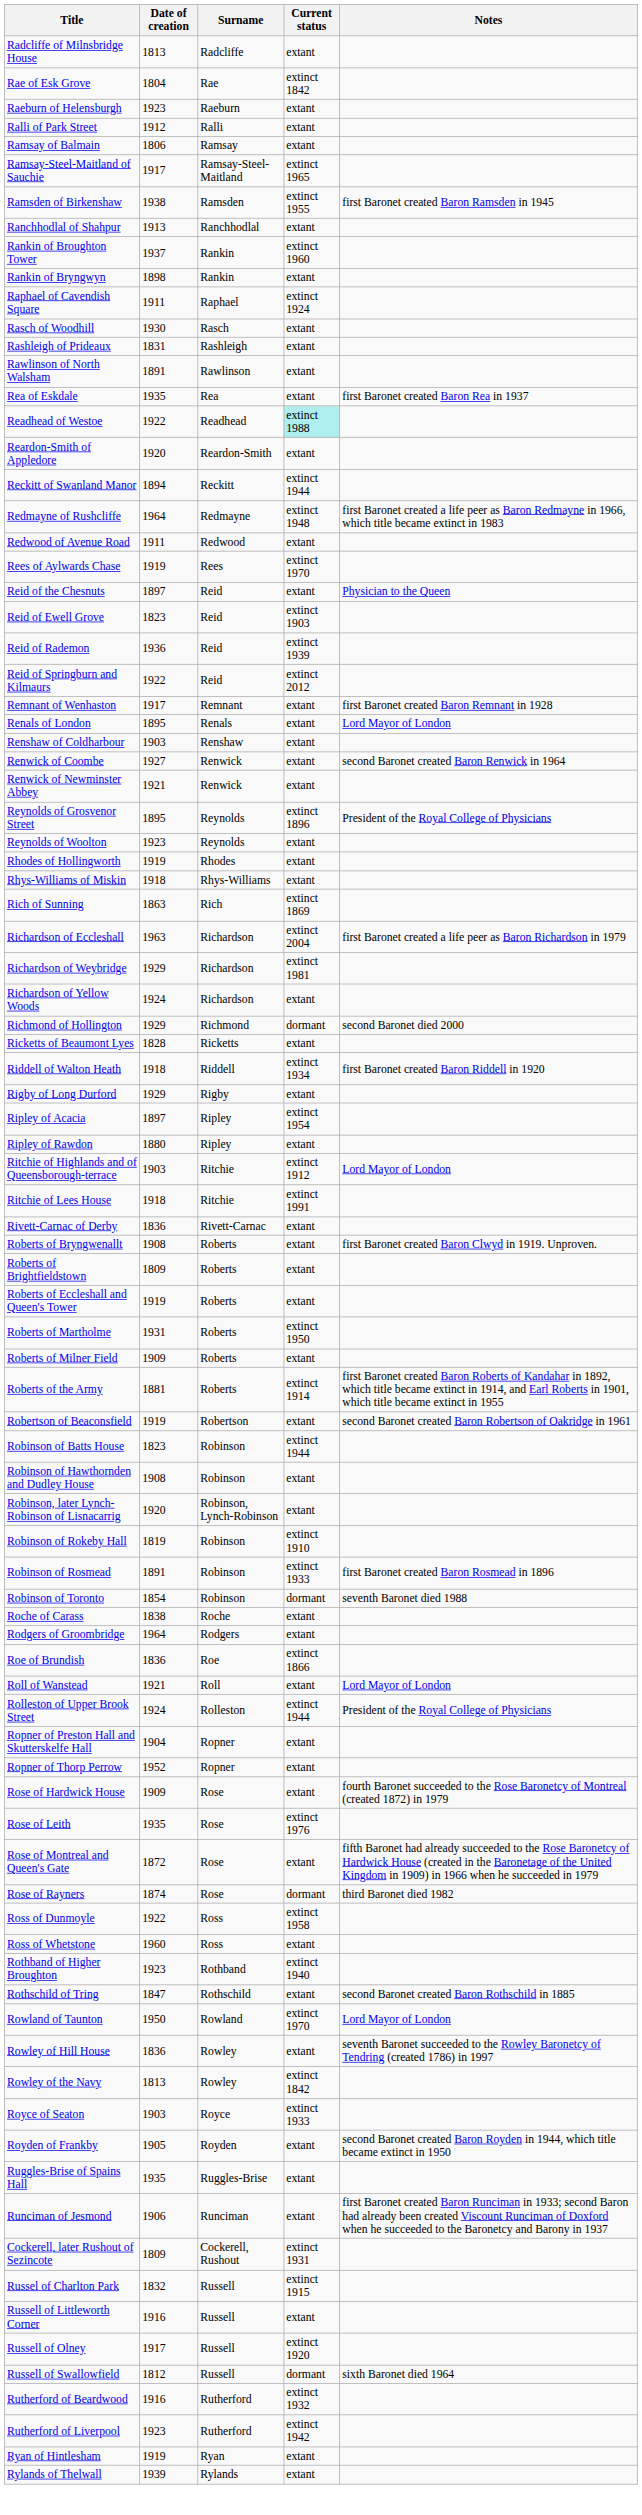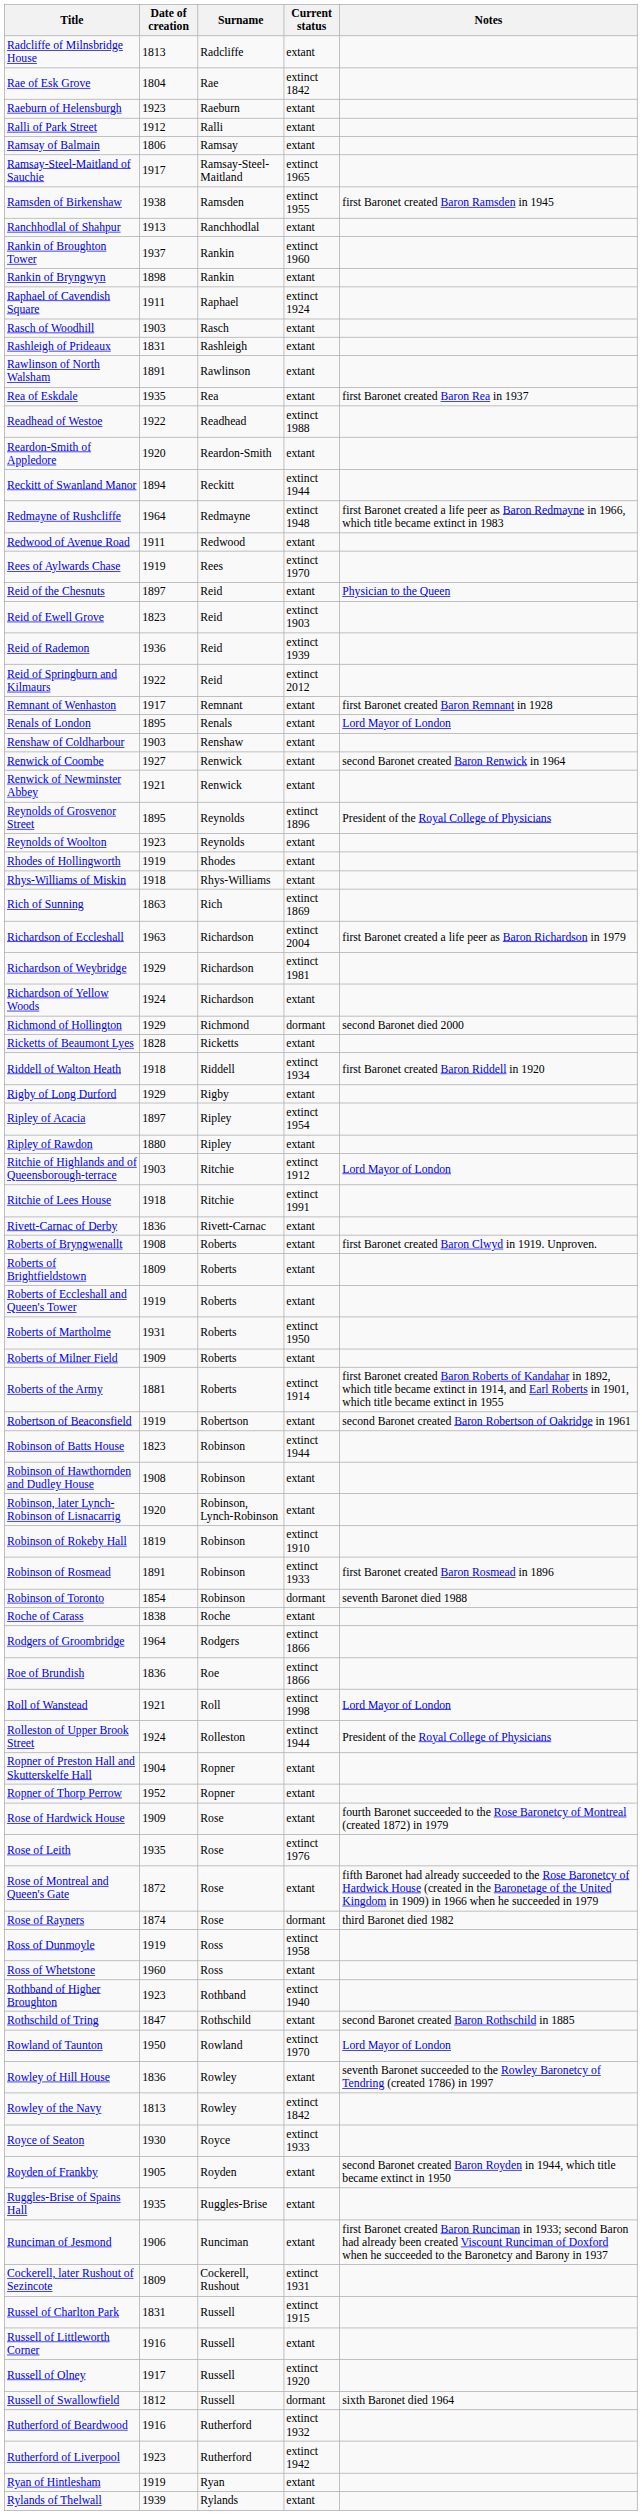(154, 328) 1930 -> (154, 328) 1903
(302, 421) paleturquoise background -> (302, 421) no background
(301, 1635) extant -> (302, 1641) extinct 1866
(301, 1685) extant -> (302, 1705) extinct 1998
(154, 1919) 1922 -> (154, 1945) 1919
(154, 2114) 1903 -> (154, 2140) 1930
(154, 2285) 1832 -> (154, 2312) 1831
